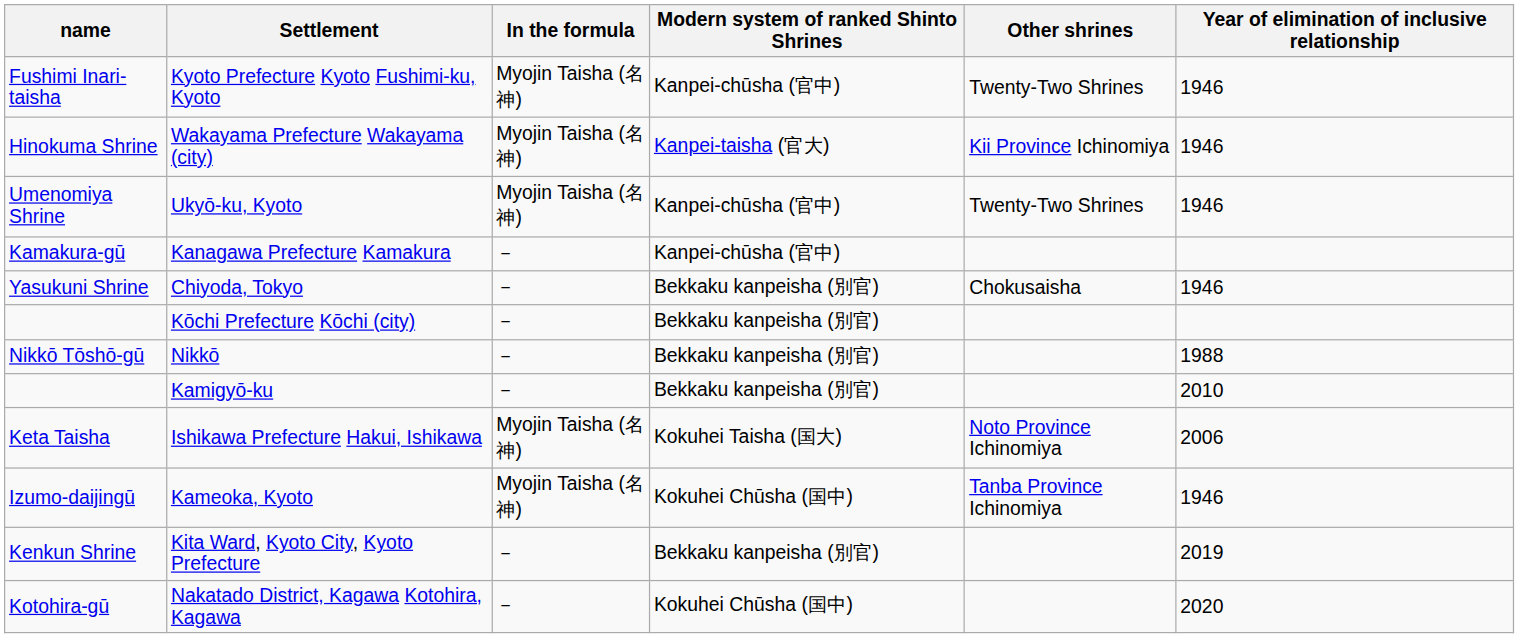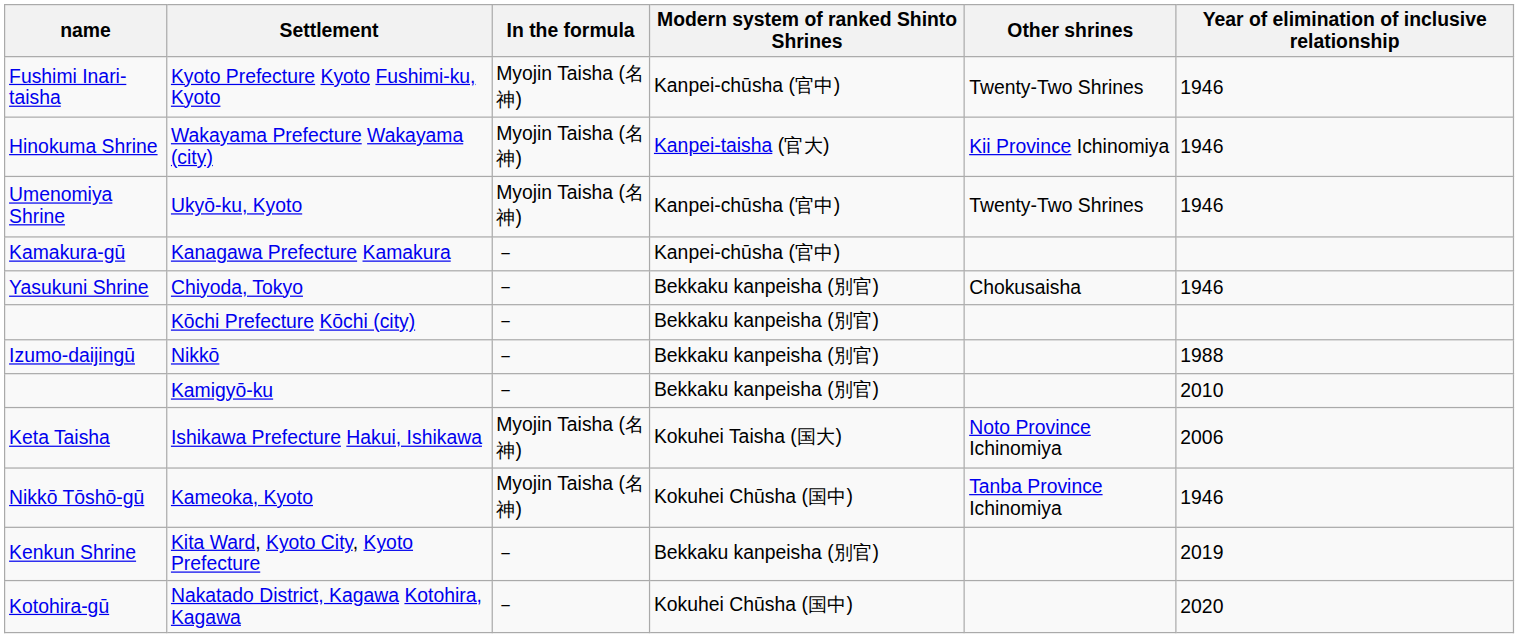(77, 356) Nikkō Tōshō-gū -> (72, 356) Izumo-daijingū
(72, 497) Izumo-daijingū -> (77, 497) Nikkō Tōshō-gū
